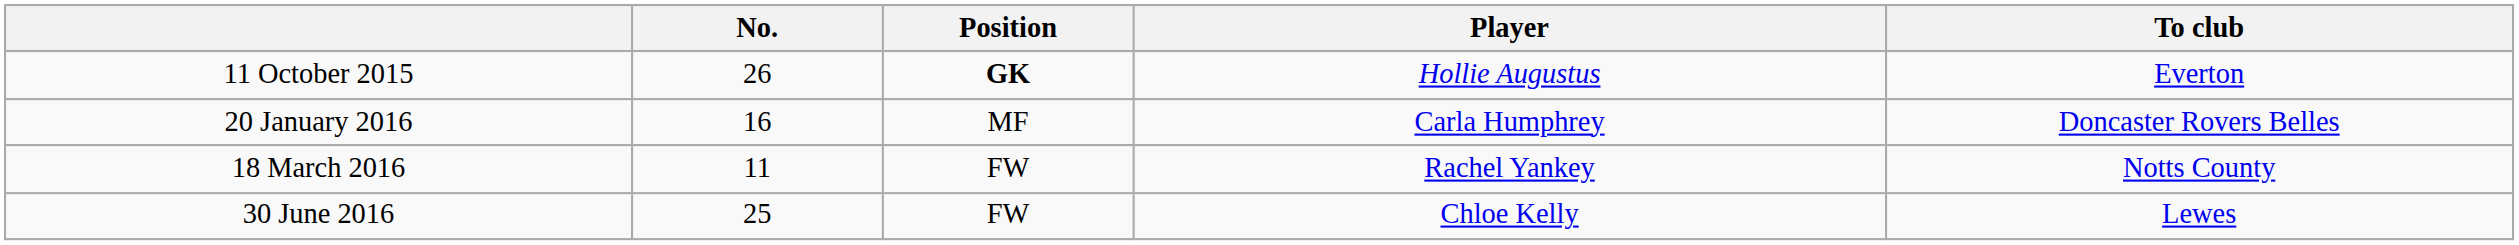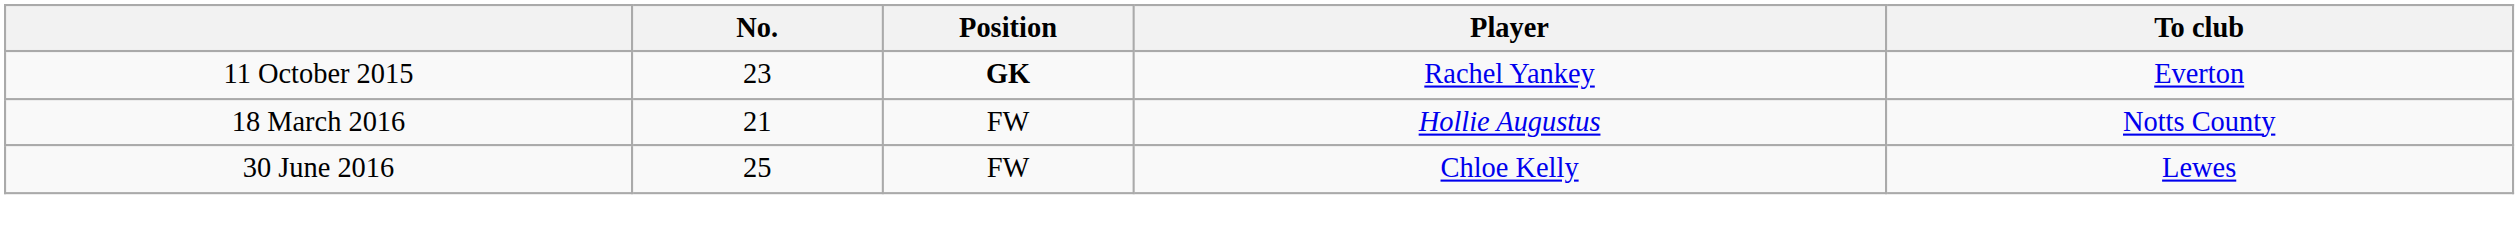(757, 74) 26 -> (757, 74) 23
(1510, 74) Hollie Augustus -> (1510, 74) Rachel Yankey
- row: (318, 121)
(757, 168) 11 -> (757, 121) 21
(1510, 168) Rachel Yankey -> (1510, 121) Hollie Augustus
